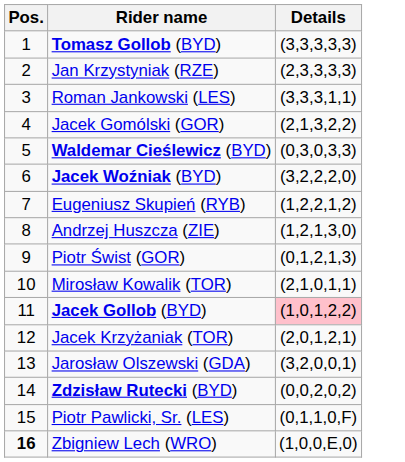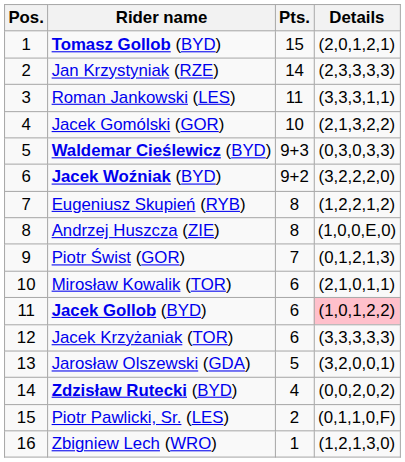+ column: (295, 17)
(318, 44) (3,3,3,3,3) -> (357, 44) (2,0,1,2,1)
(318, 230) (1,2,1,3,0) -> (357, 230) (1,0,0,E,0)
(318, 337) (2,0,1,2,1) -> (357, 337) (3,3,3,3,3)
(26, 444) bold -> (26, 444) normal
(318, 444) (1,0,0,E,0) -> (357, 444) (1,2,1,3,0)
